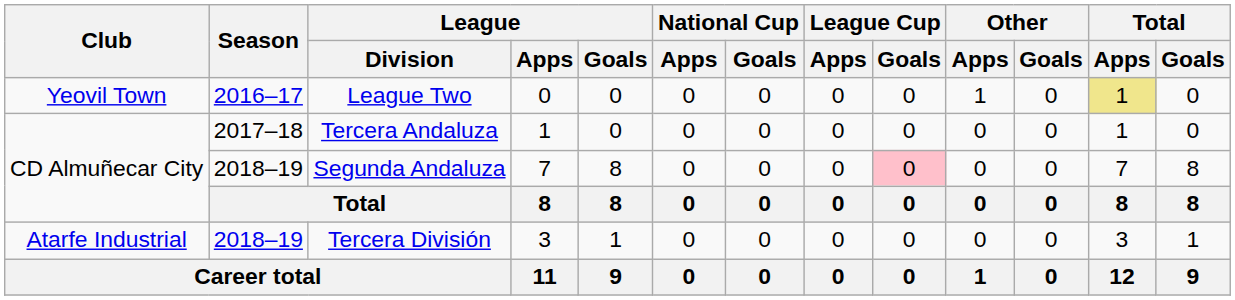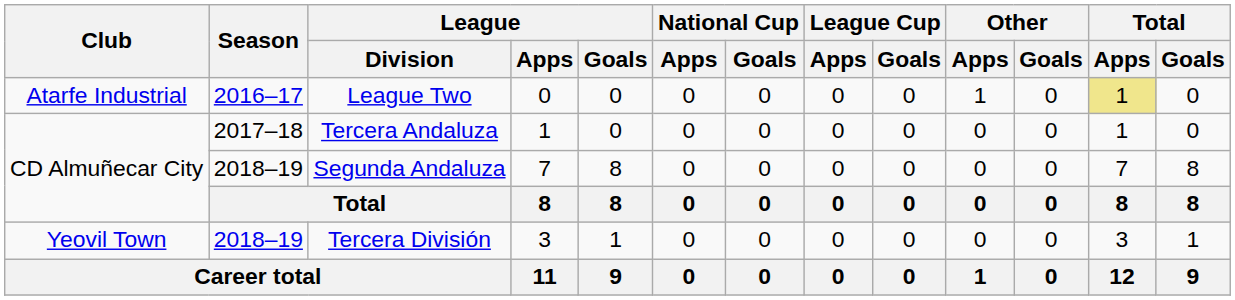(107, 95) Yeovil Town -> (107, 95) Atarfe Industrial
(909, 167) pink background -> (909, 167) no background
(107, 240) Atarfe Industrial -> (107, 240) Yeovil Town
